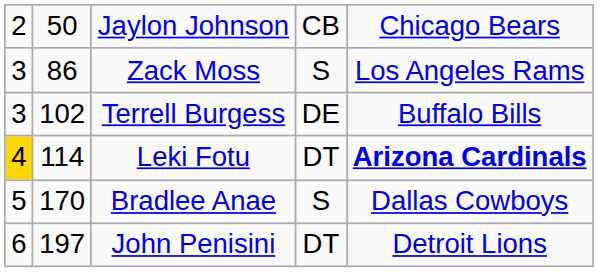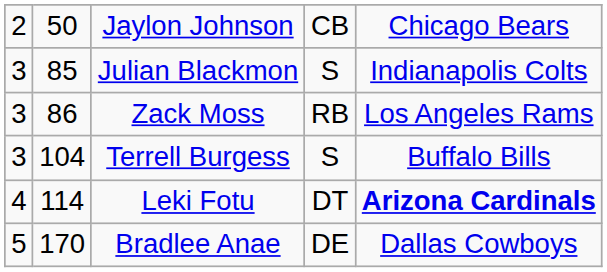+ row: (198, 69)
(321, 69) S -> (330, 113) RB
(62, 113) 102 -> (62, 157) 104
(321, 113) DE -> (330, 157) S
(19, 157) gold background -> (19, 200) no background
(321, 200) S -> (330, 244) DE
- row: (193, 244)
